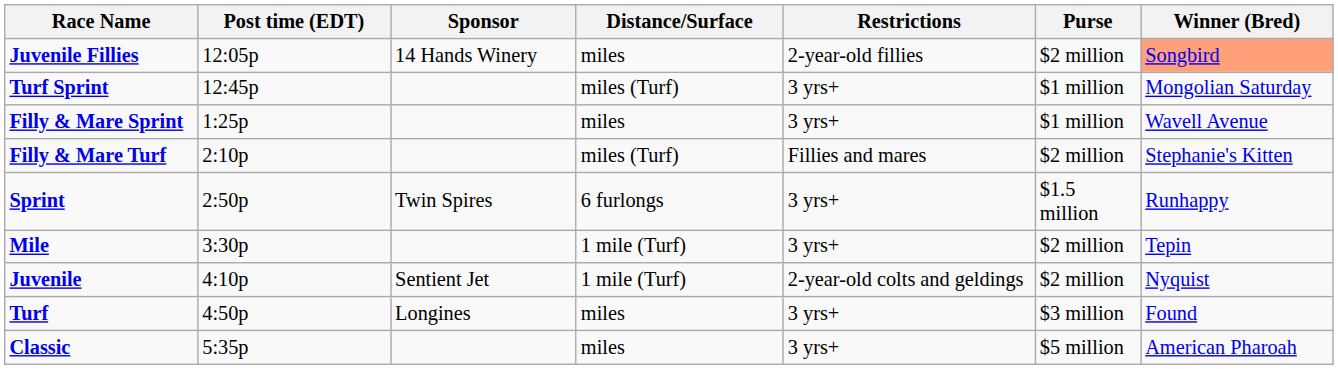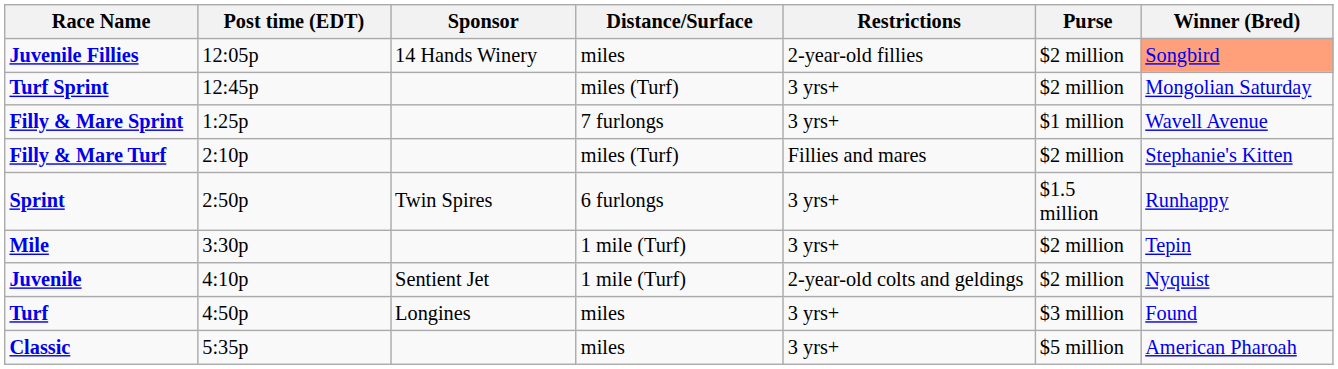(1082, 88) $1 million -> (1082, 88) $2 million
(603, 122) miles -> (622, 122) 7 furlongs
